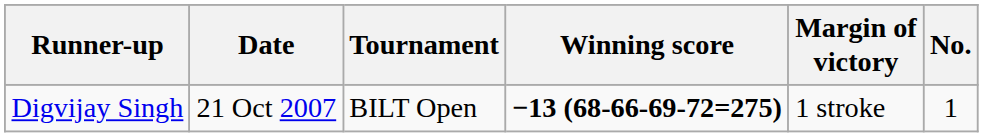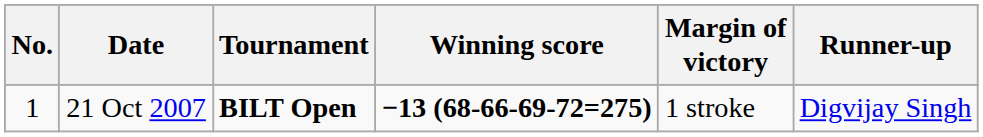columns swapped: (951, 44) <-> (97, 44)
(413, 108) normal -> (288, 108) bold
